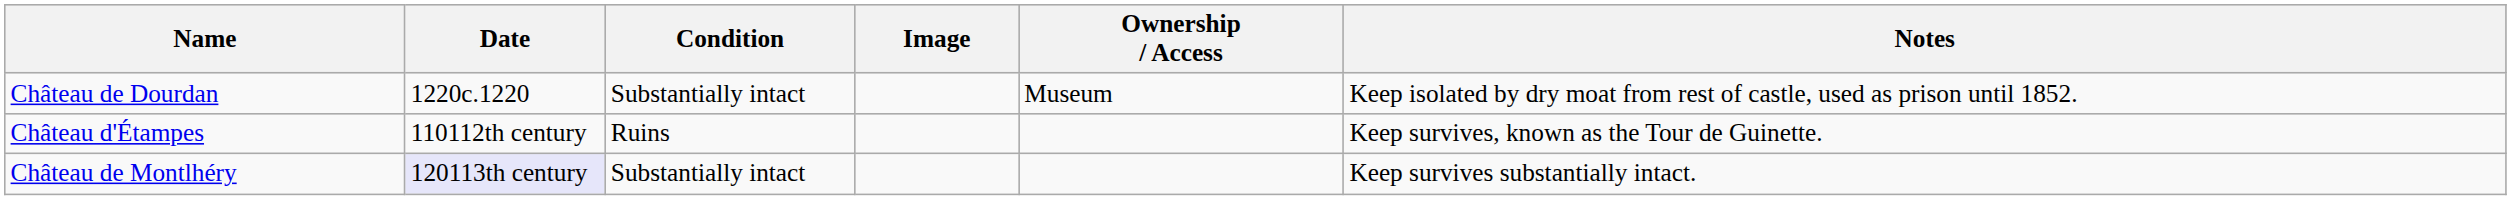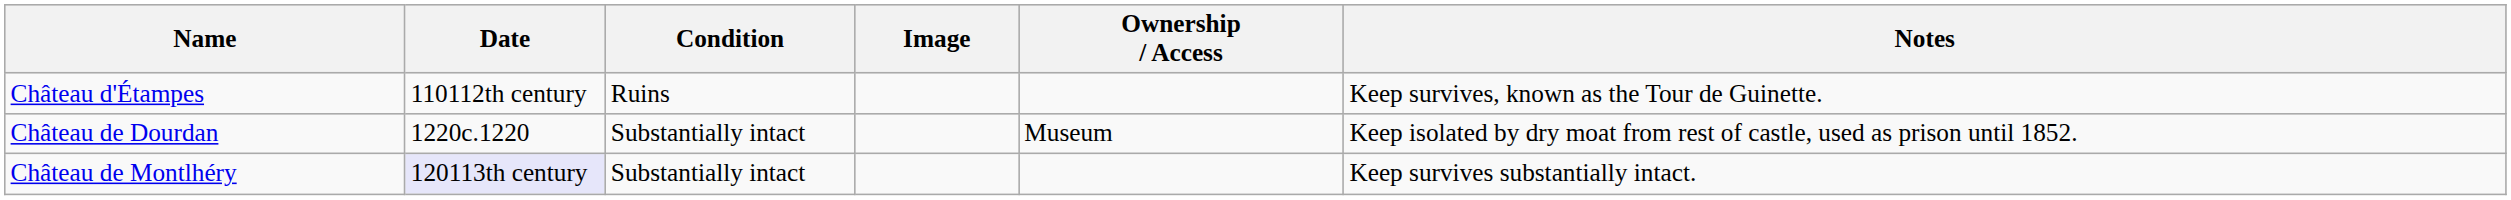rows swapped: (115, 93) <-> (107, 133)
